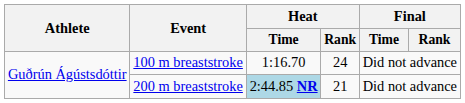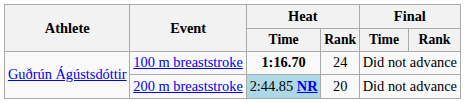(284, 62) normal -> (284, 62) bold
(340, 86) 21 -> (340, 86) 20
